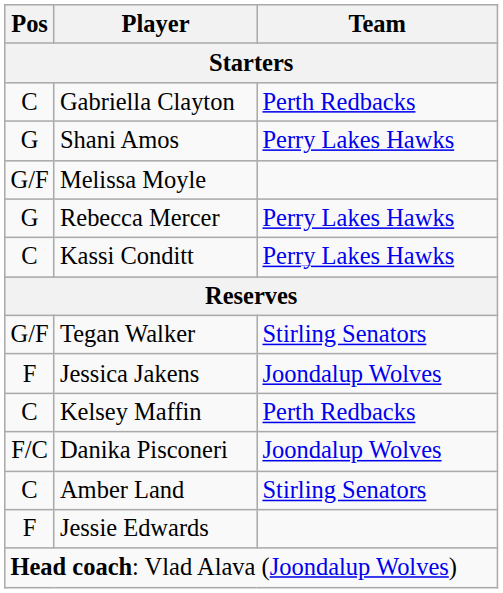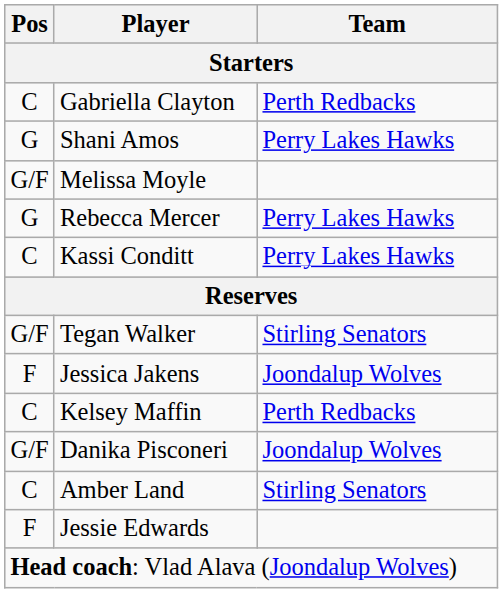(30, 450) F/C -> (30, 450) G/F
